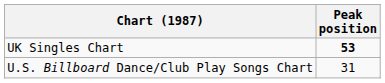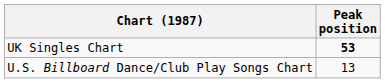(348, 68) 31 -> (348, 68) 13
